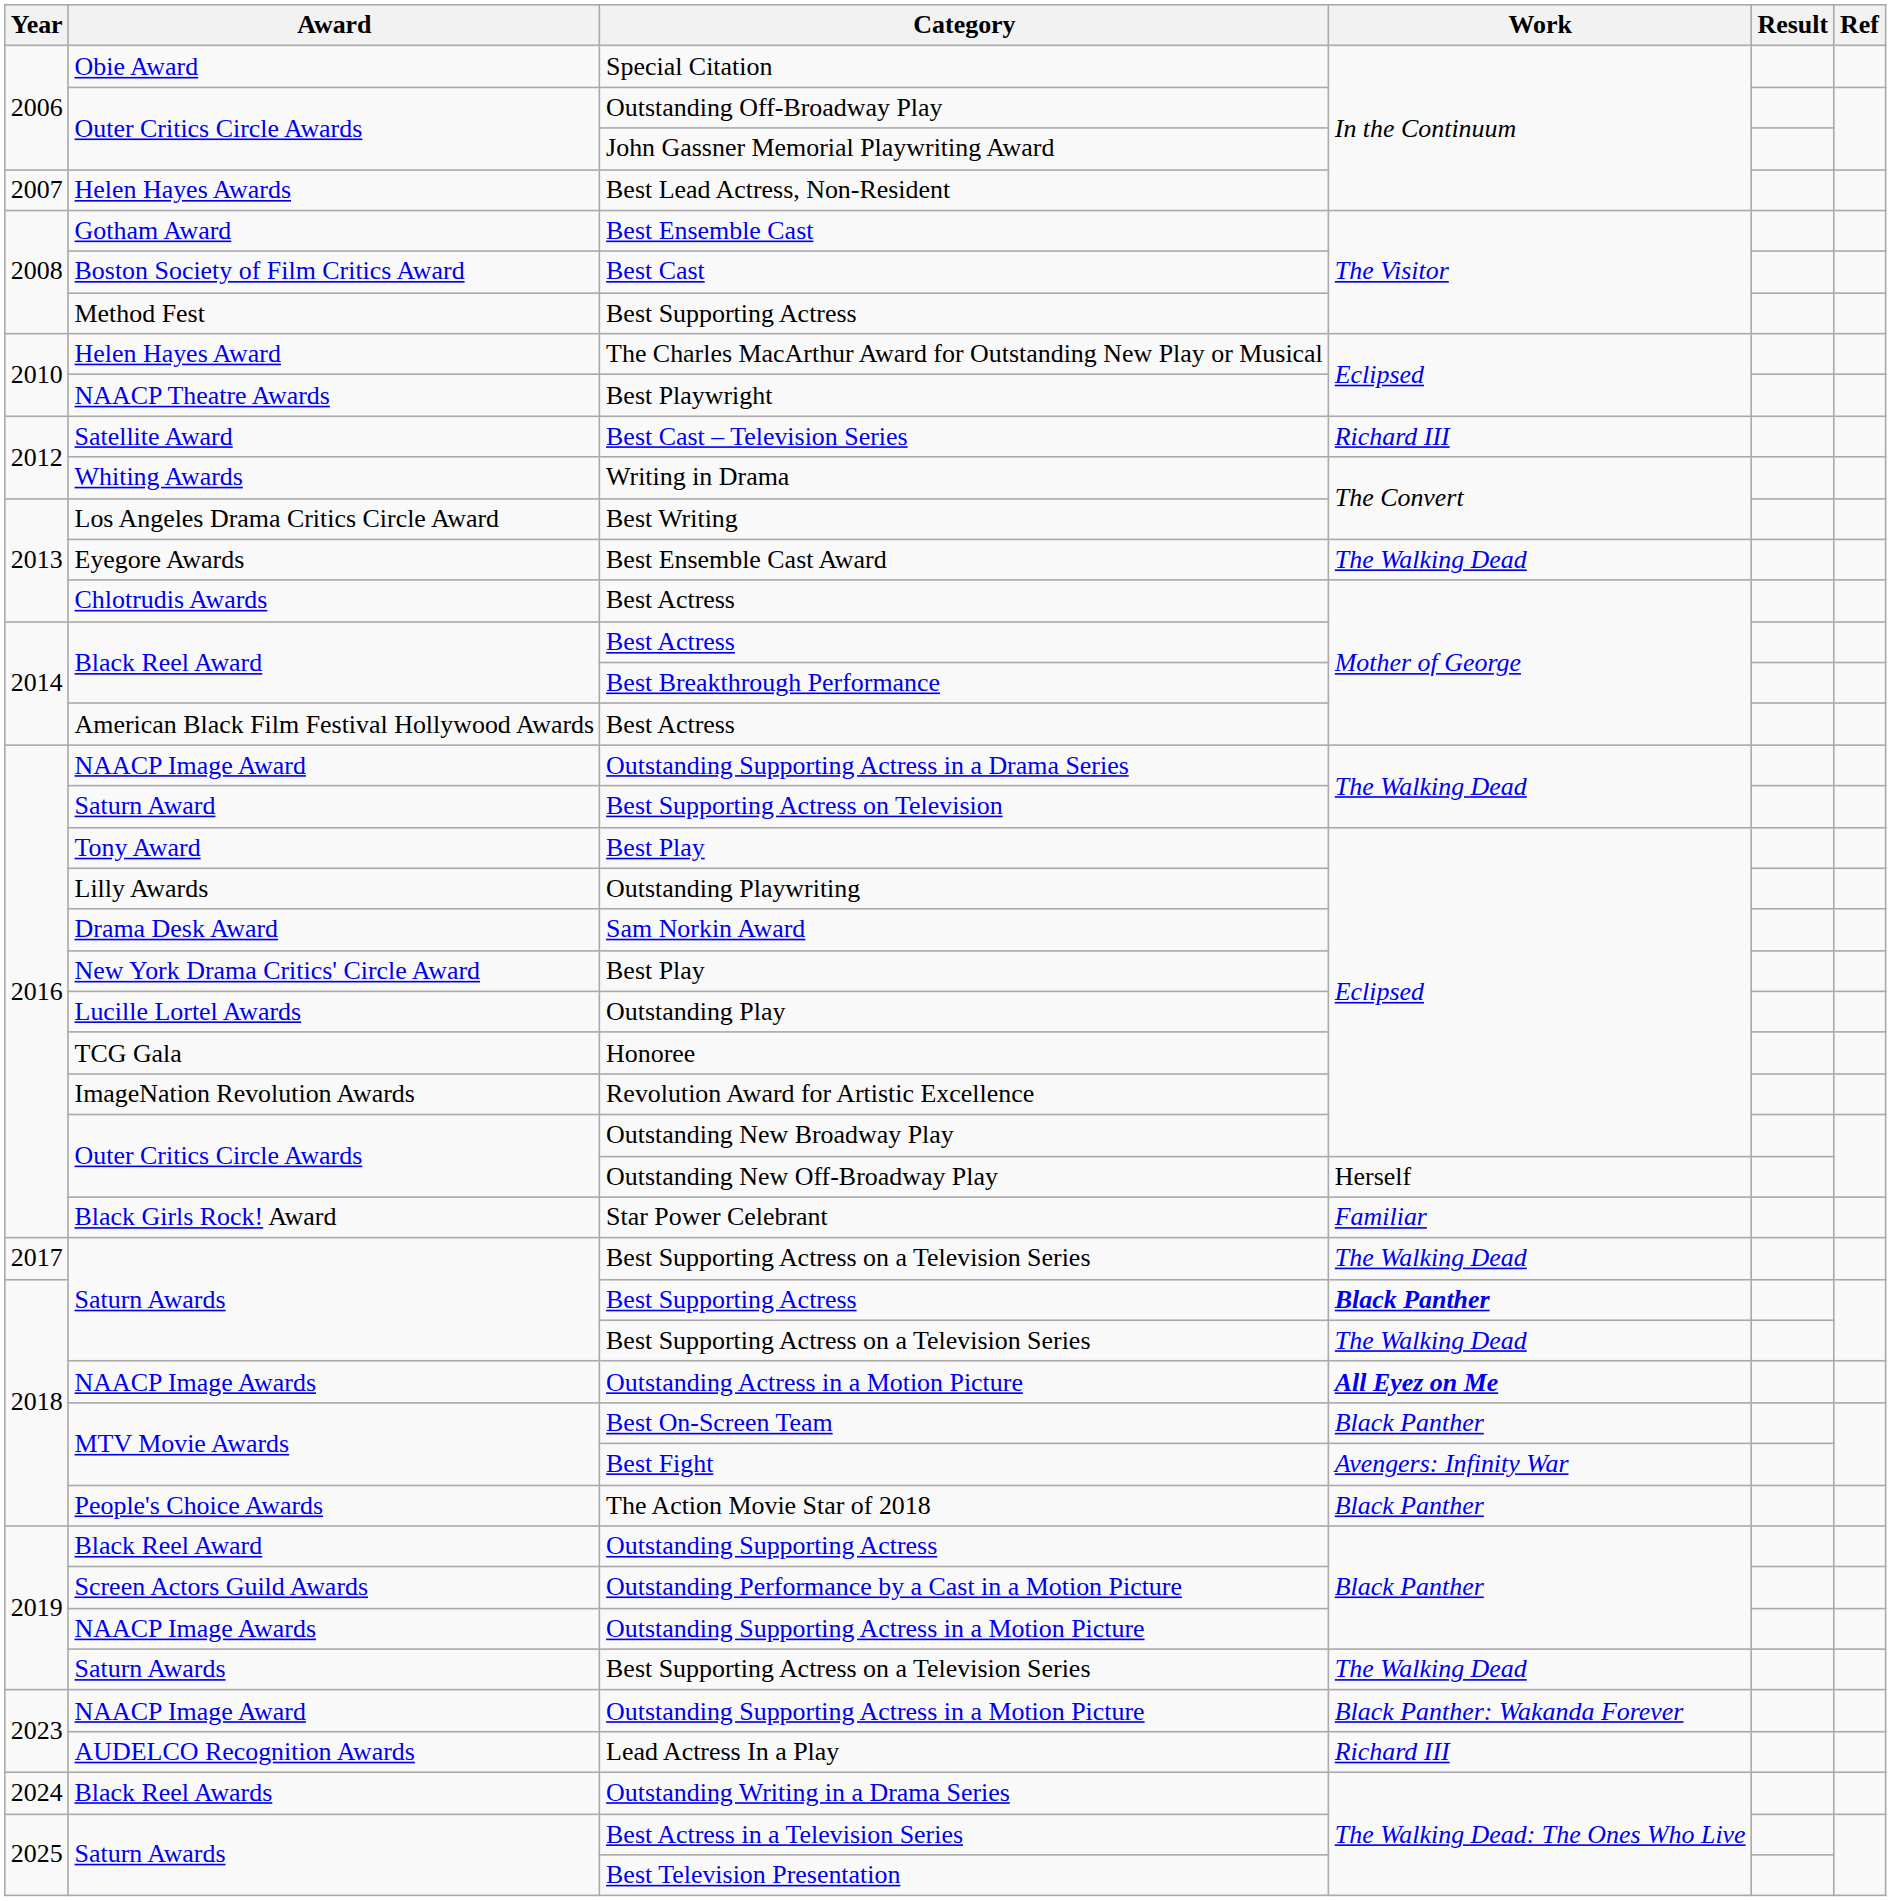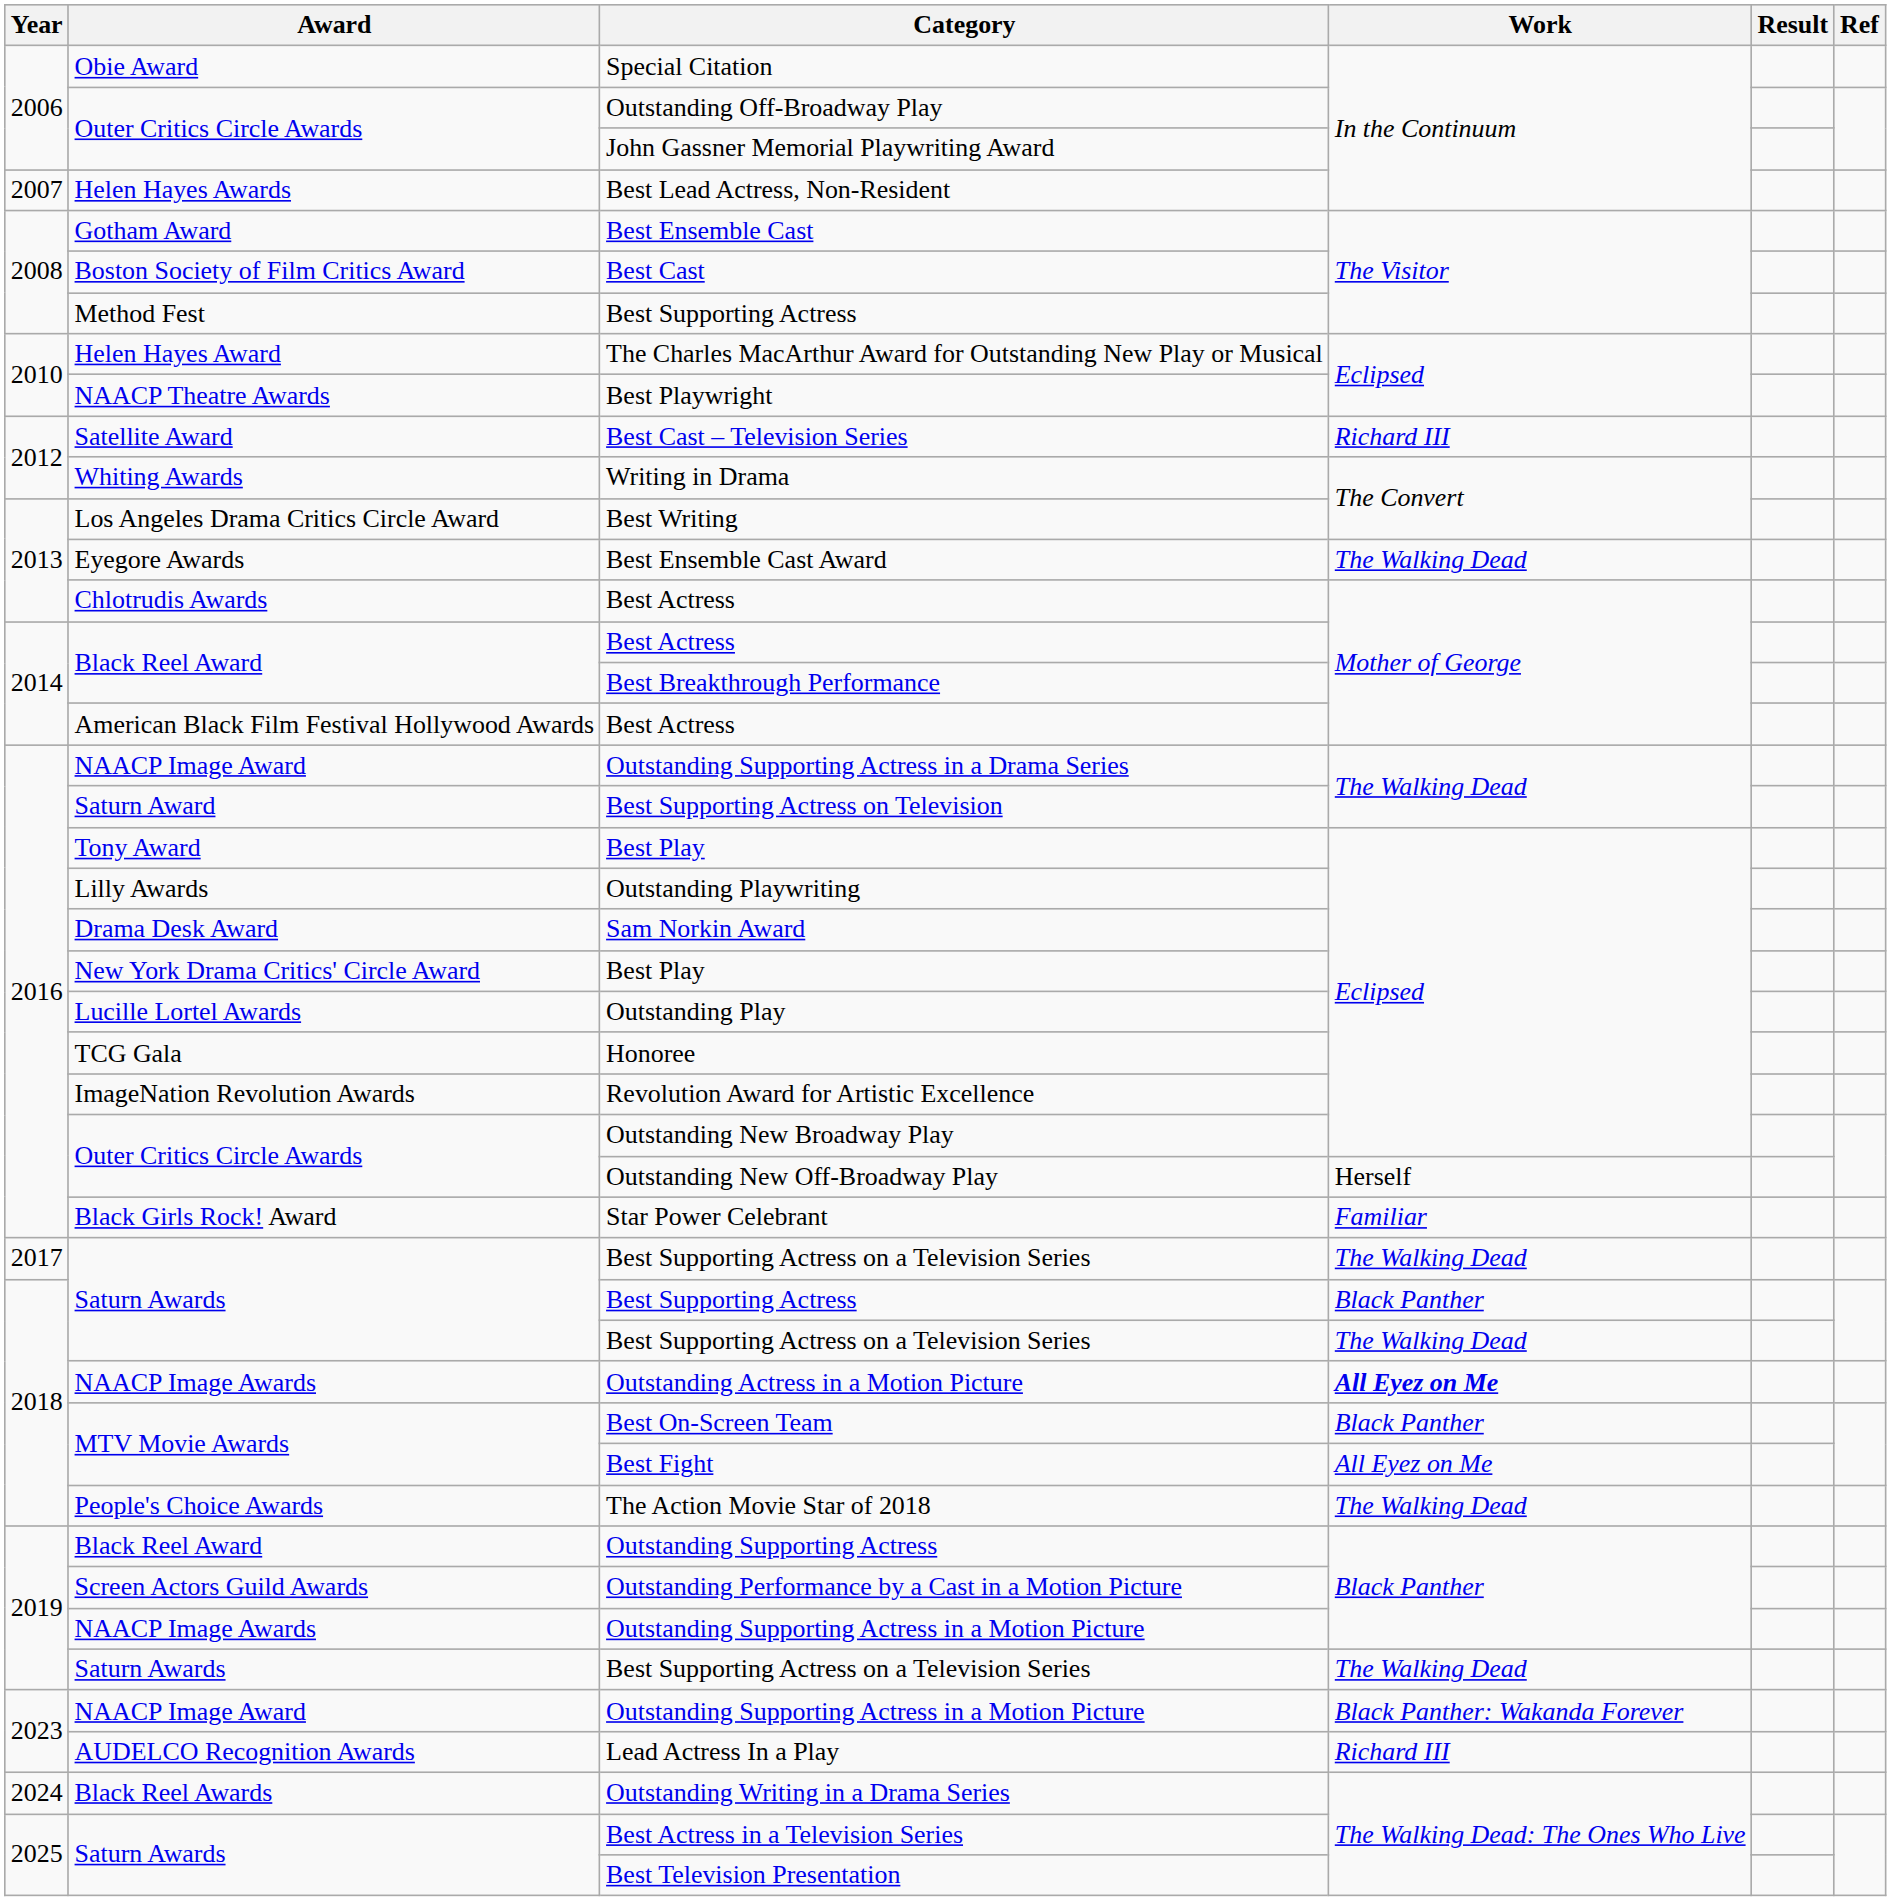(1412, 1299) bold -> (1409, 1299) normal
(1452, 1463) Avengers: Infinity War -> (1414, 1463) All Eyez on Me
(1409, 1504) Black Panther -> (1431, 1504) The Walking Dead
